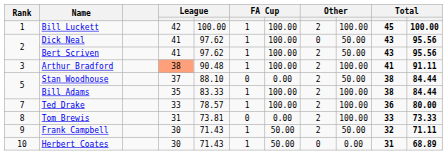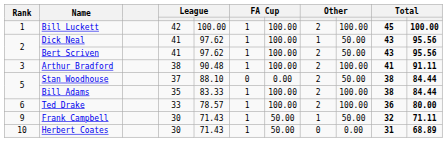(318, 40) 0 -> (318, 40) 1
(176, 66) lightsalmon background -> (176, 66) no background
(22, 105) 7 -> (22, 105) 6
- row: (66, 118)
(318, 131) 2 -> (318, 118) 1
